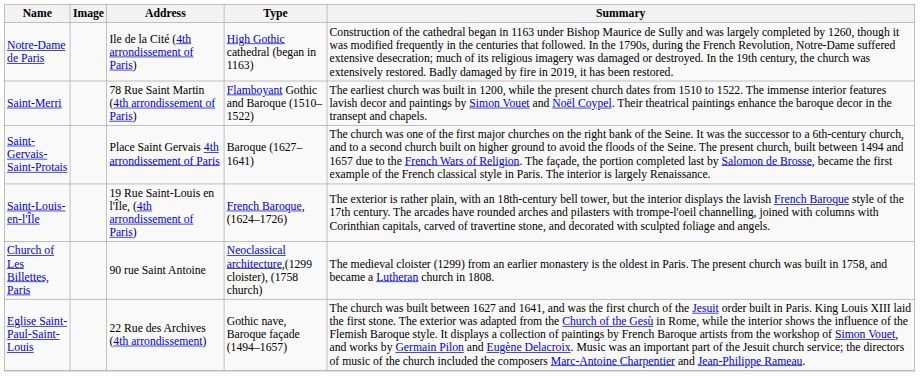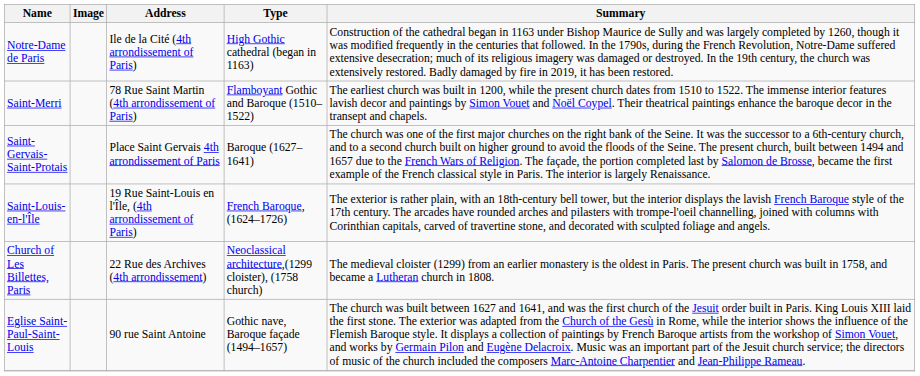(158, 270) 90 rue Saint Antoine -> (158, 270) 22 Rue des Archives (4th arrondissement)
(158, 335) 22 Rue des Archives (4th arrondissement) -> (158, 335) 90 rue Saint Antoine
